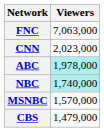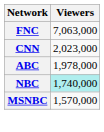(75, 65) paleturquoise background -> (75, 65) no background
- row: (27, 118)
